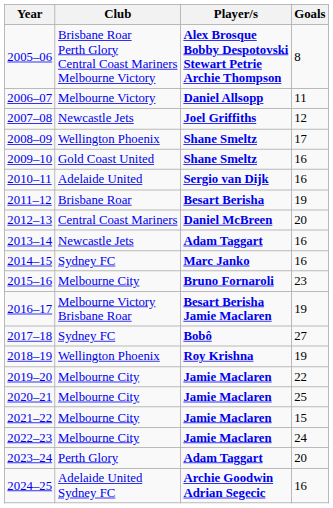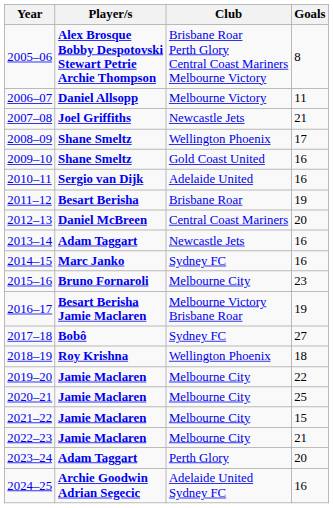columns swapped: (236, 14) <-> (118, 14)
(301, 118) 12 -> (301, 118) 21
(301, 356) 19 -> (301, 356) 18
(301, 437) 24 -> (301, 437) 21
